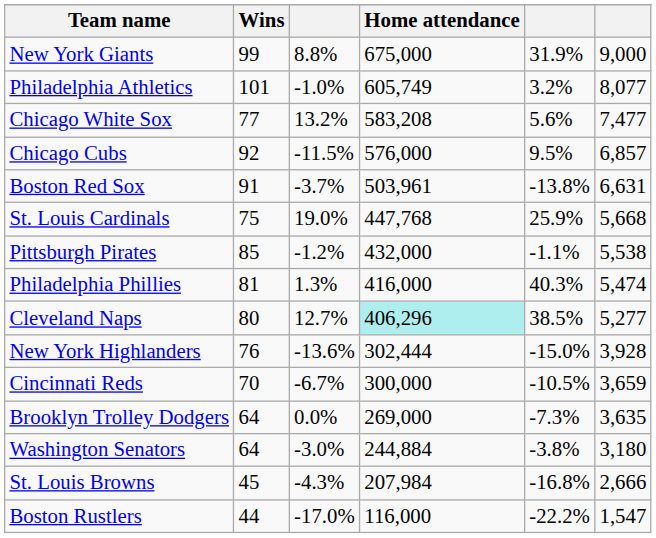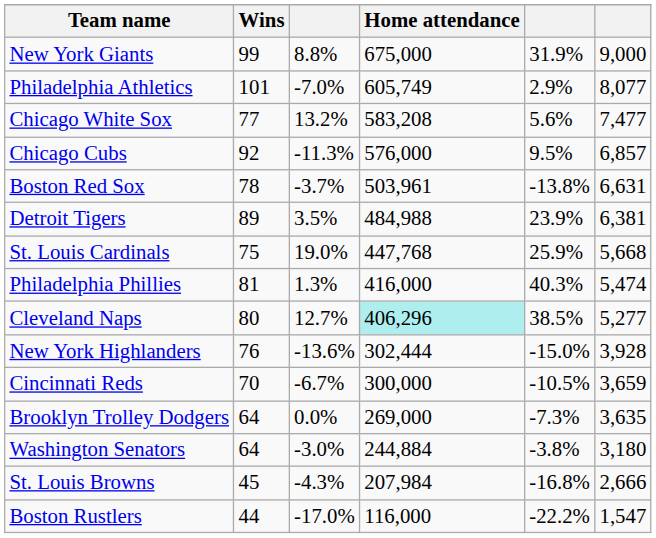(319, 86) -1.0% -> (319, 86) -7.0%
(551, 86) 3.2% -> (551, 86) 2.9%
(324, 152) -11.5% -> (324, 152) -11.3%
(249, 185) 91 -> (249, 185) 78
+ row: (68, 218)
- row: (83, 251)
